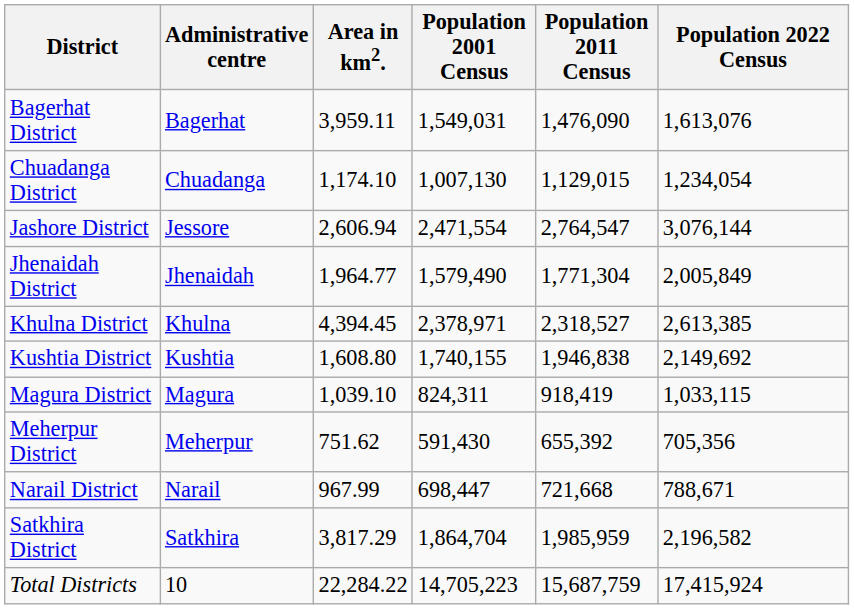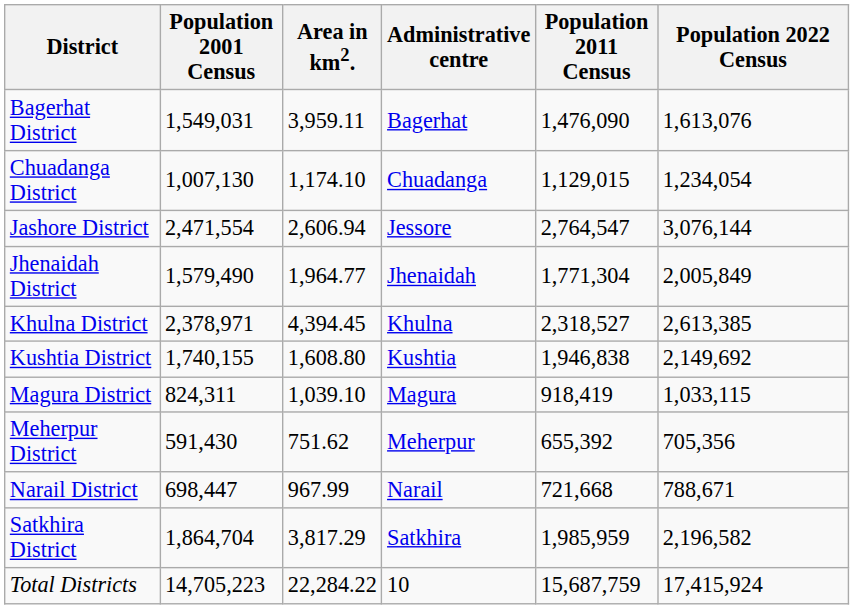columns swapped: (237, 47) <-> (474, 47)
